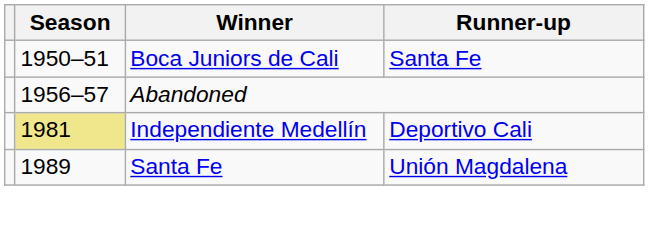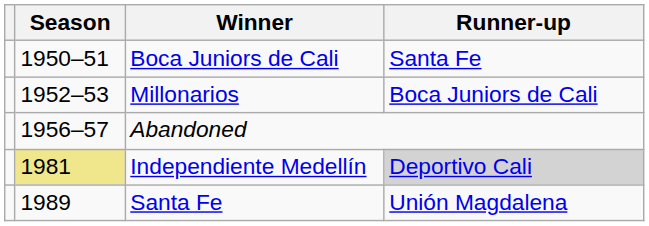+ row: (185, 94)
(461, 130) no background -> (461, 166) lightgrey background
